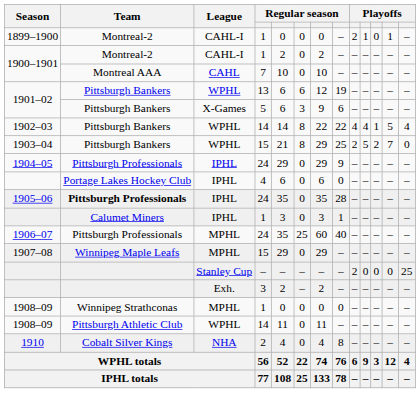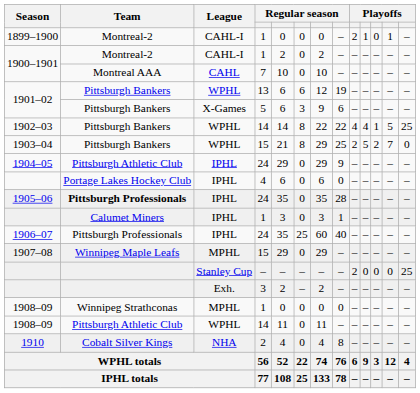(407, 126) 4 -> (407, 126) 25
(127, 162) Pittsburgh Professionals -> (127, 162) Pittsburgh Athletic Club
(224, 234) MPHL -> (224, 234) IPHL
